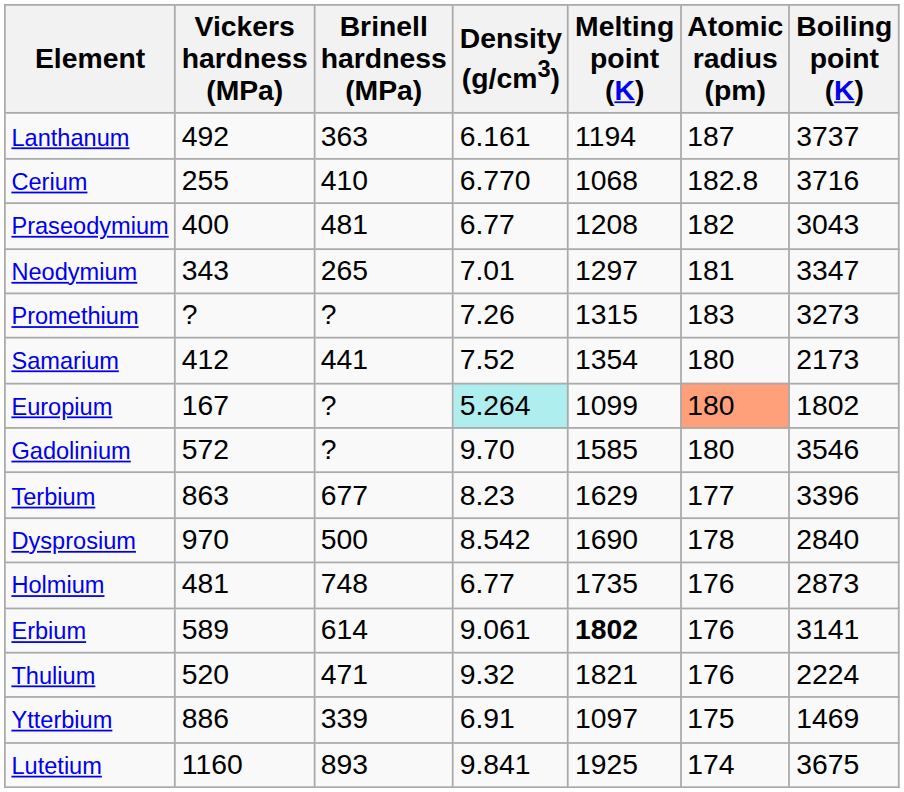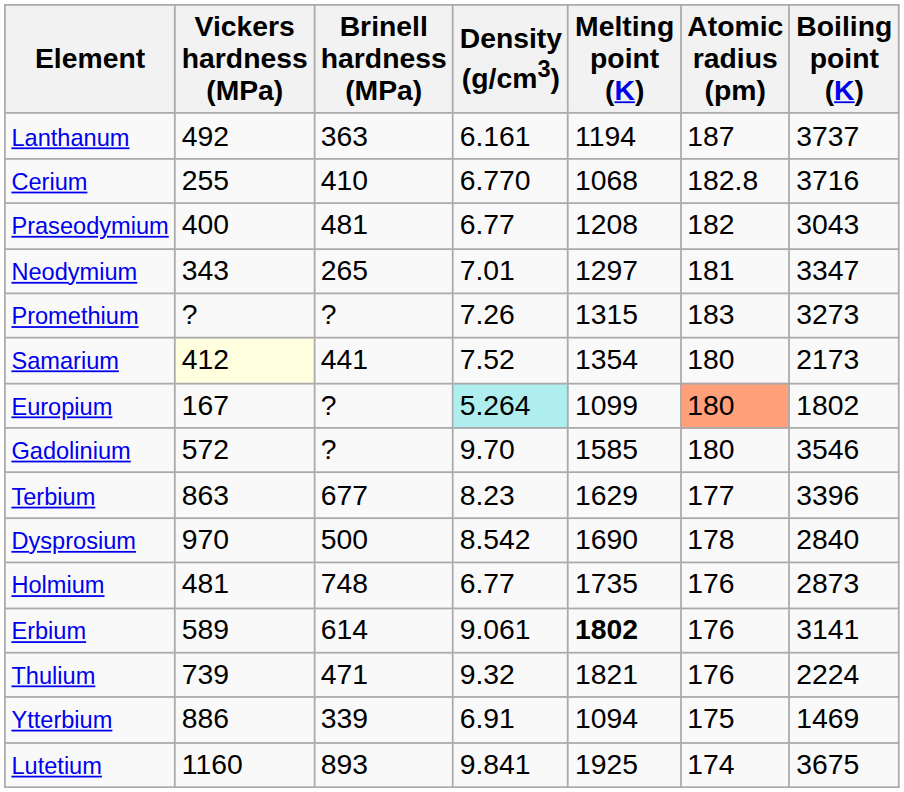(205, 360) no background -> (205, 360) lightyellow background
(205, 674) 520 -> (205, 674) 739
(607, 719) 1097 -> (607, 719) 1094
